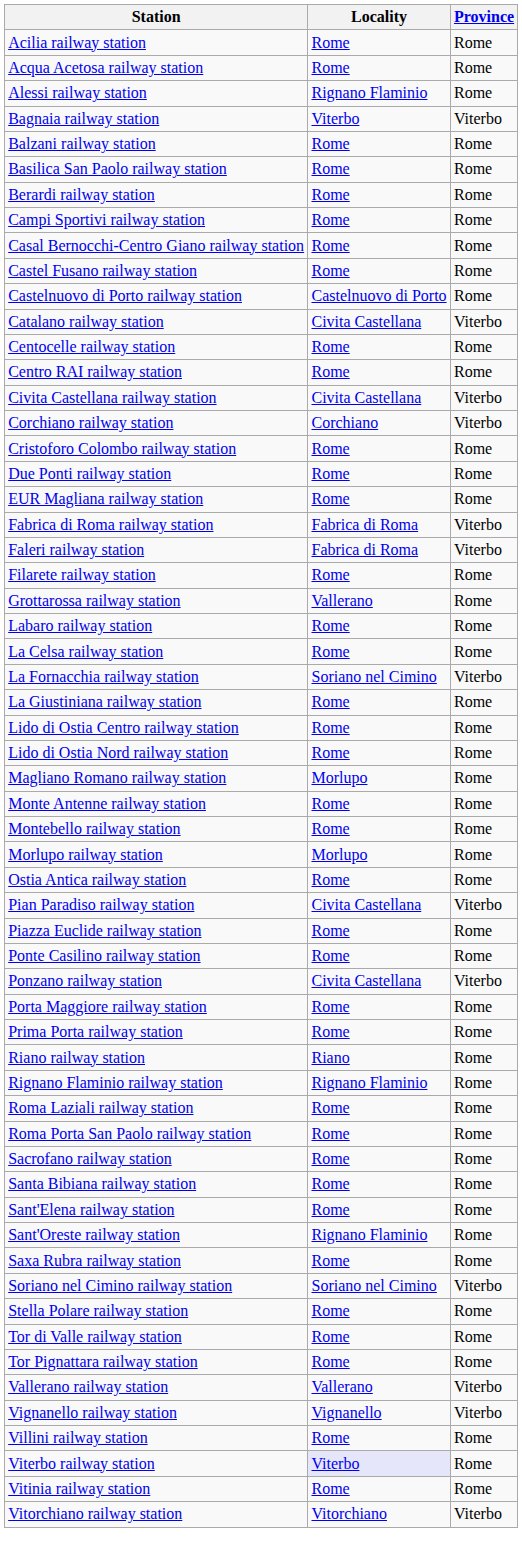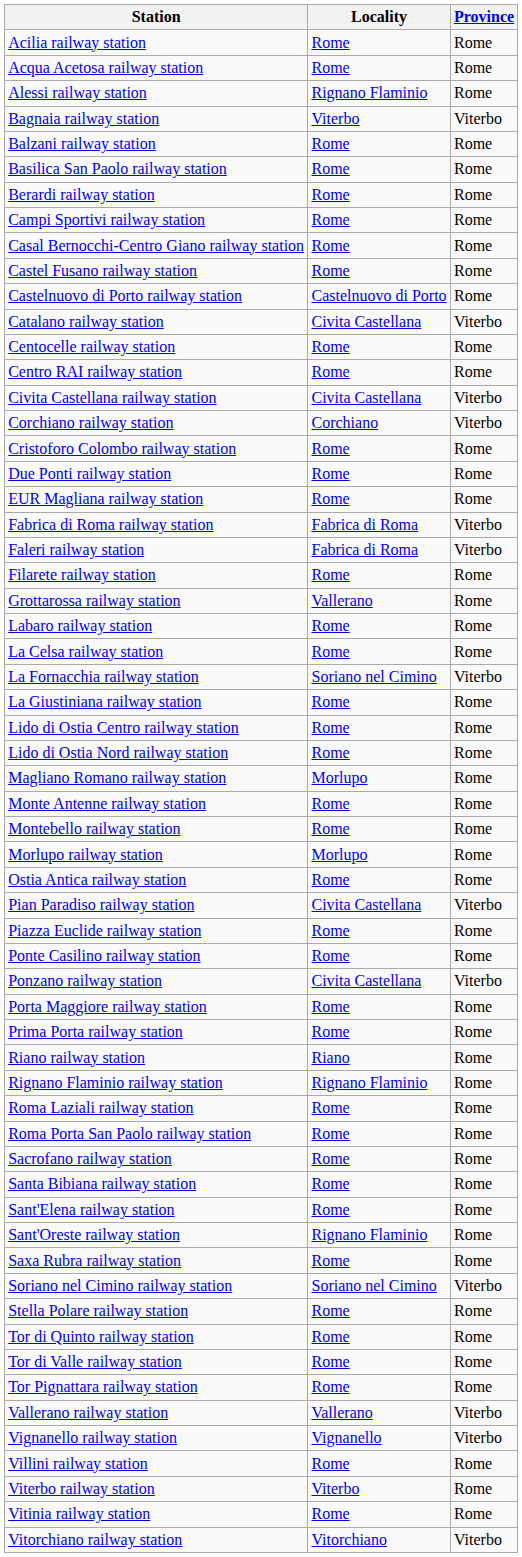+ row: (101, 1336)
(335, 1463) lavender background -> (335, 1488) no background
